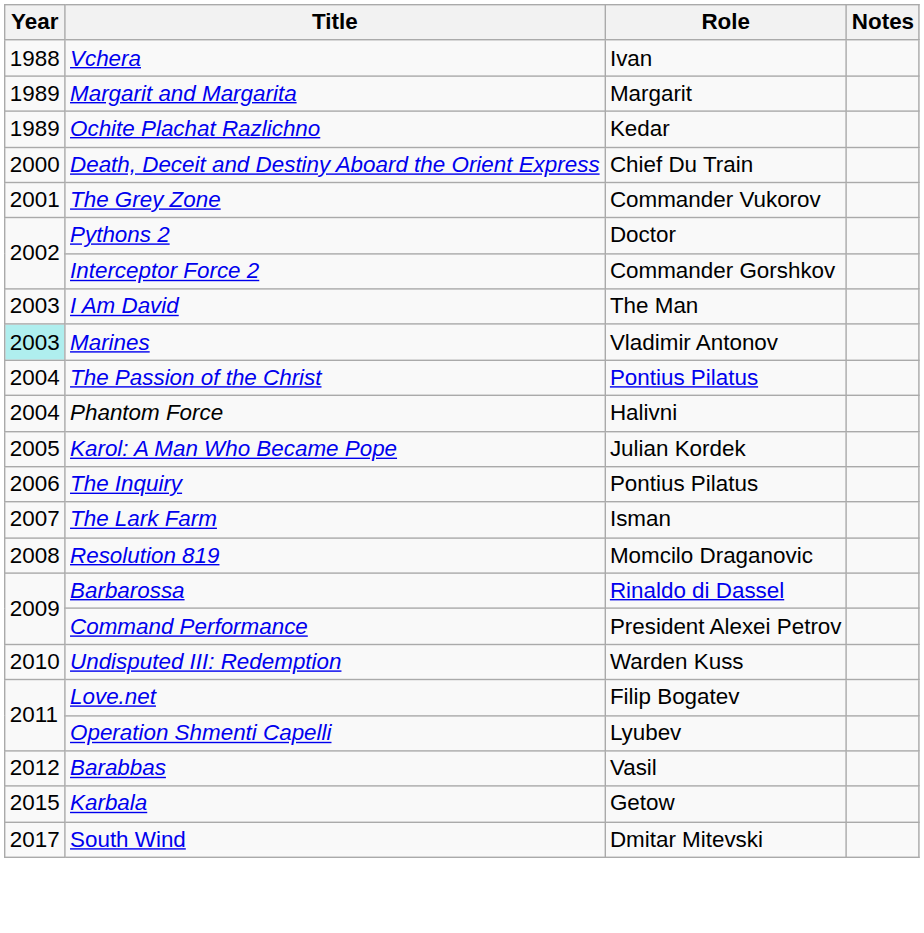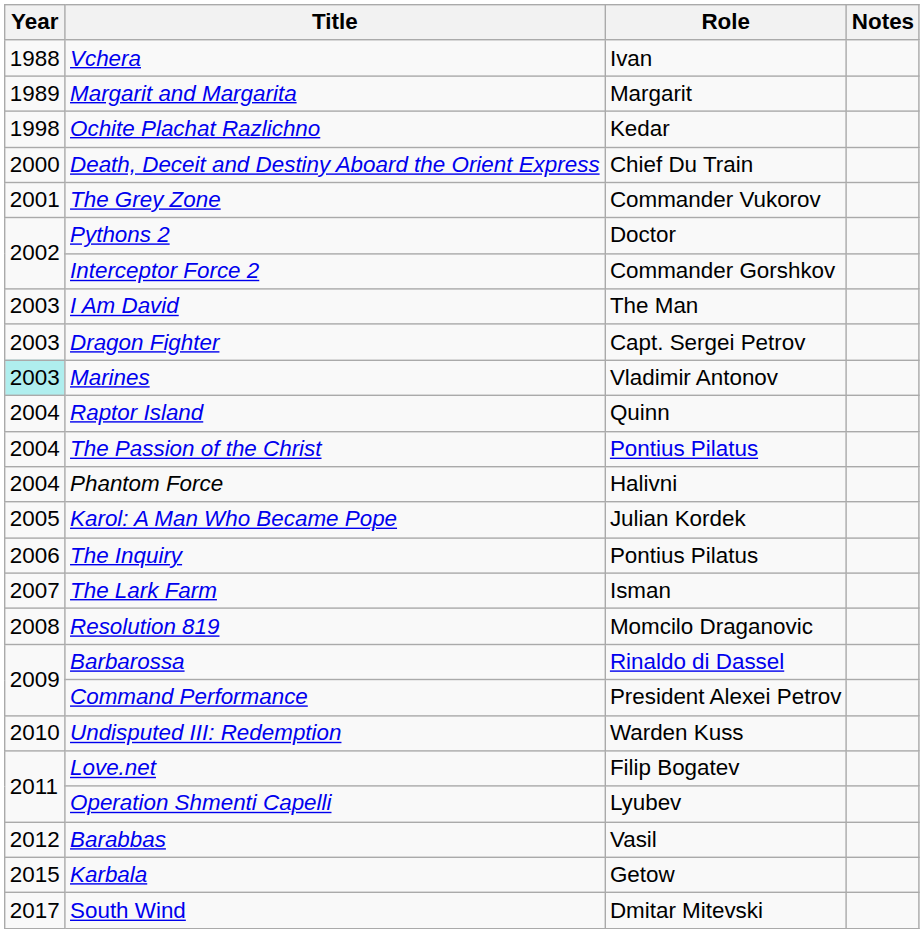(35, 128) 1989 -> (35, 128) 1998
+ row: (145, 341)
+ row: (137, 413)
